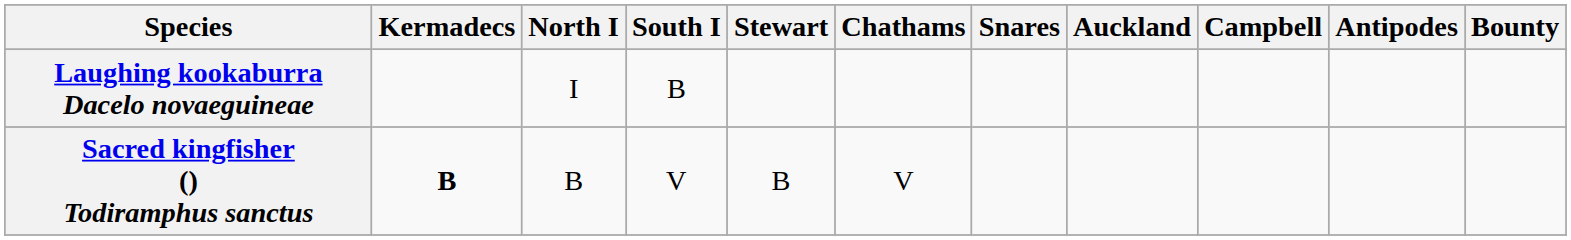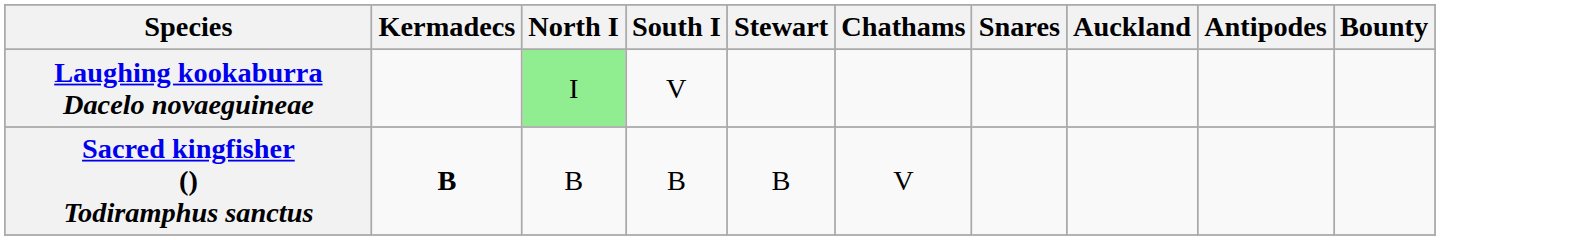- column: (1263, 26)
(574, 87) no background -> (574, 87) lightgreen background
(676, 87) B -> (676, 87) V
(676, 180) V -> (676, 180) B
